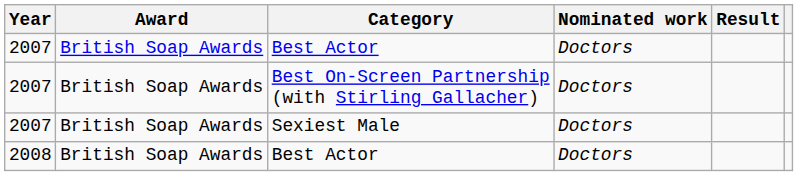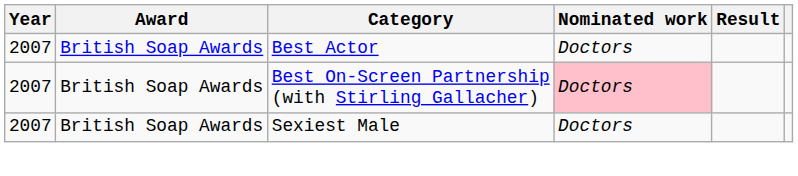(596, 88) no background -> (596, 88) pink background
- row: (30, 156)
